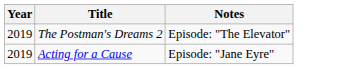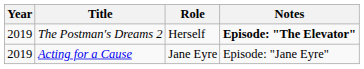+ column: (193, 14)
(229, 34) normal -> (289, 34) bold
